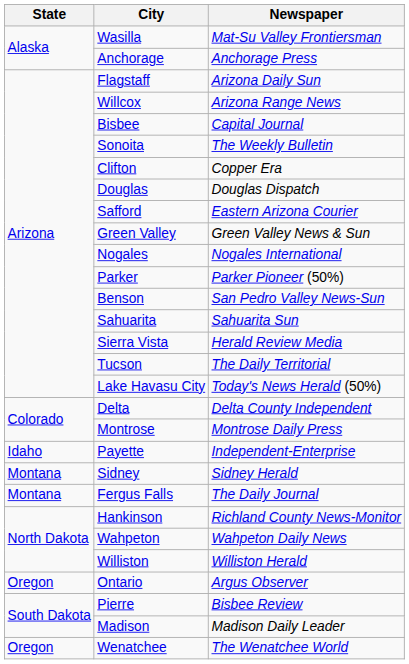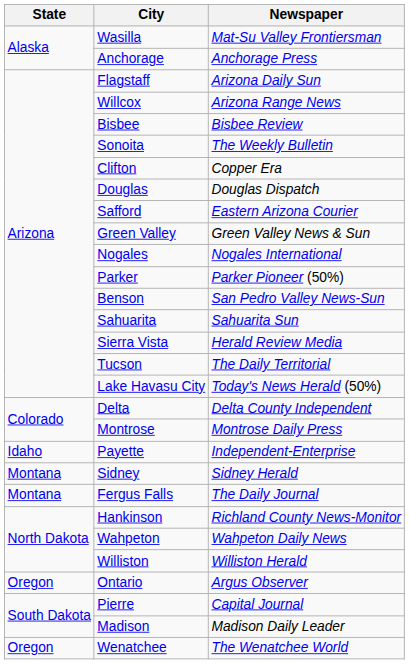(257, 124) Capital Journal -> (257, 124) Bisbee Review
(257, 604) Bisbee Review -> (257, 604) Capital Journal
